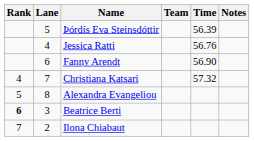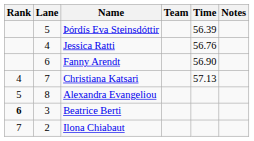(205, 78) 57.32 -> (205, 78) 57.13
